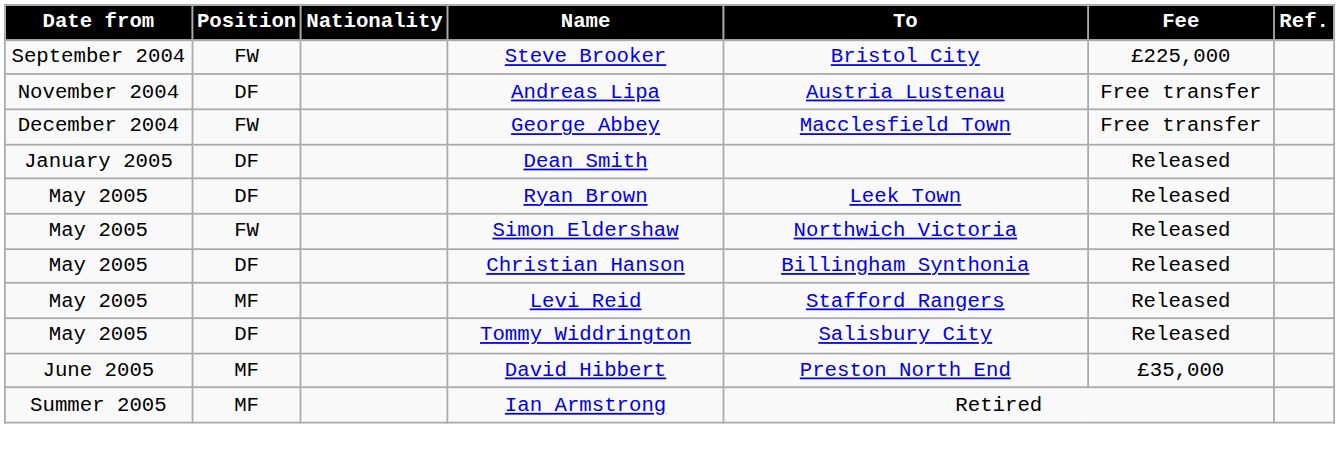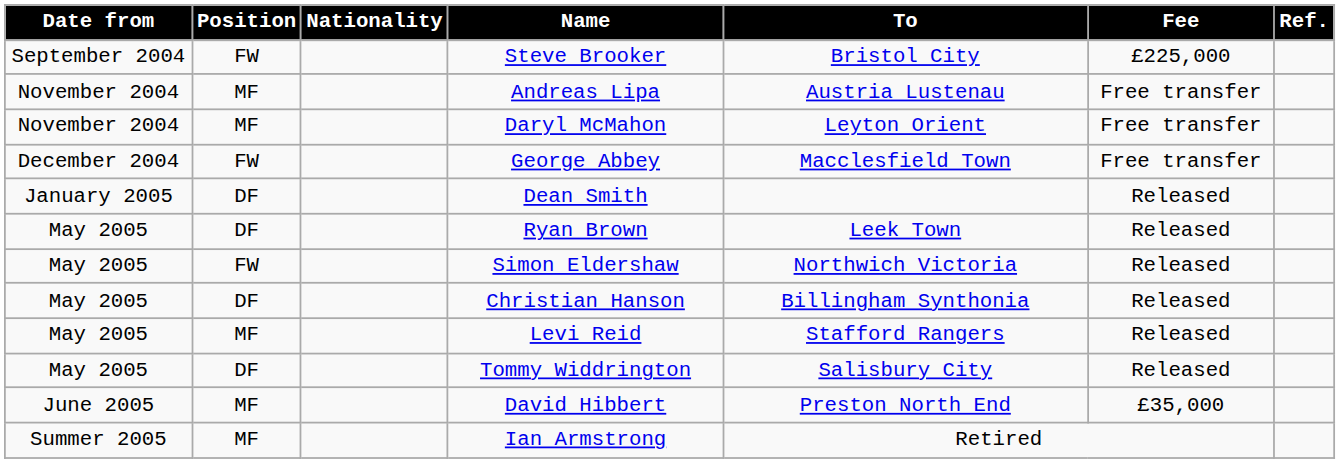(247, 92) DF -> (247, 92) MF
+ row: (586, 126)
